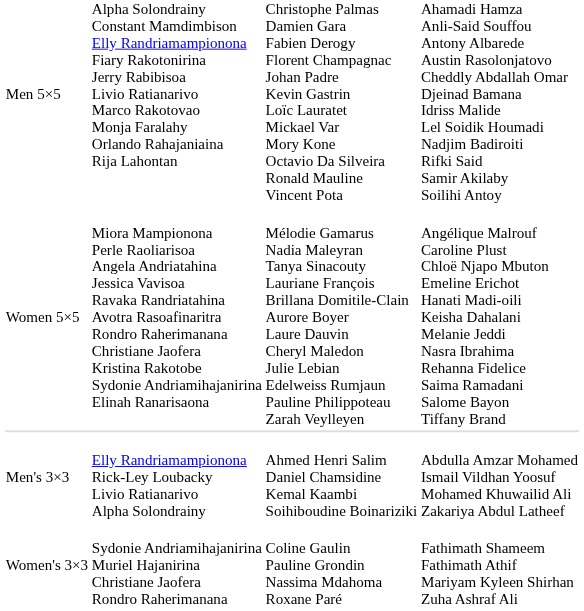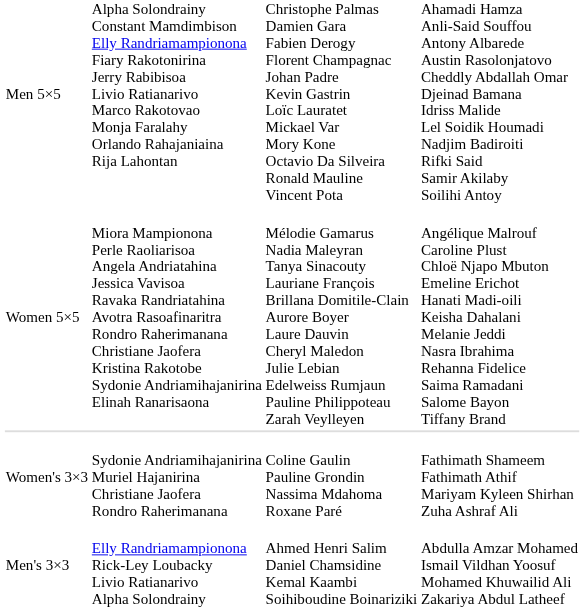rows swapped: (38, 477) <-> (47, 565)
